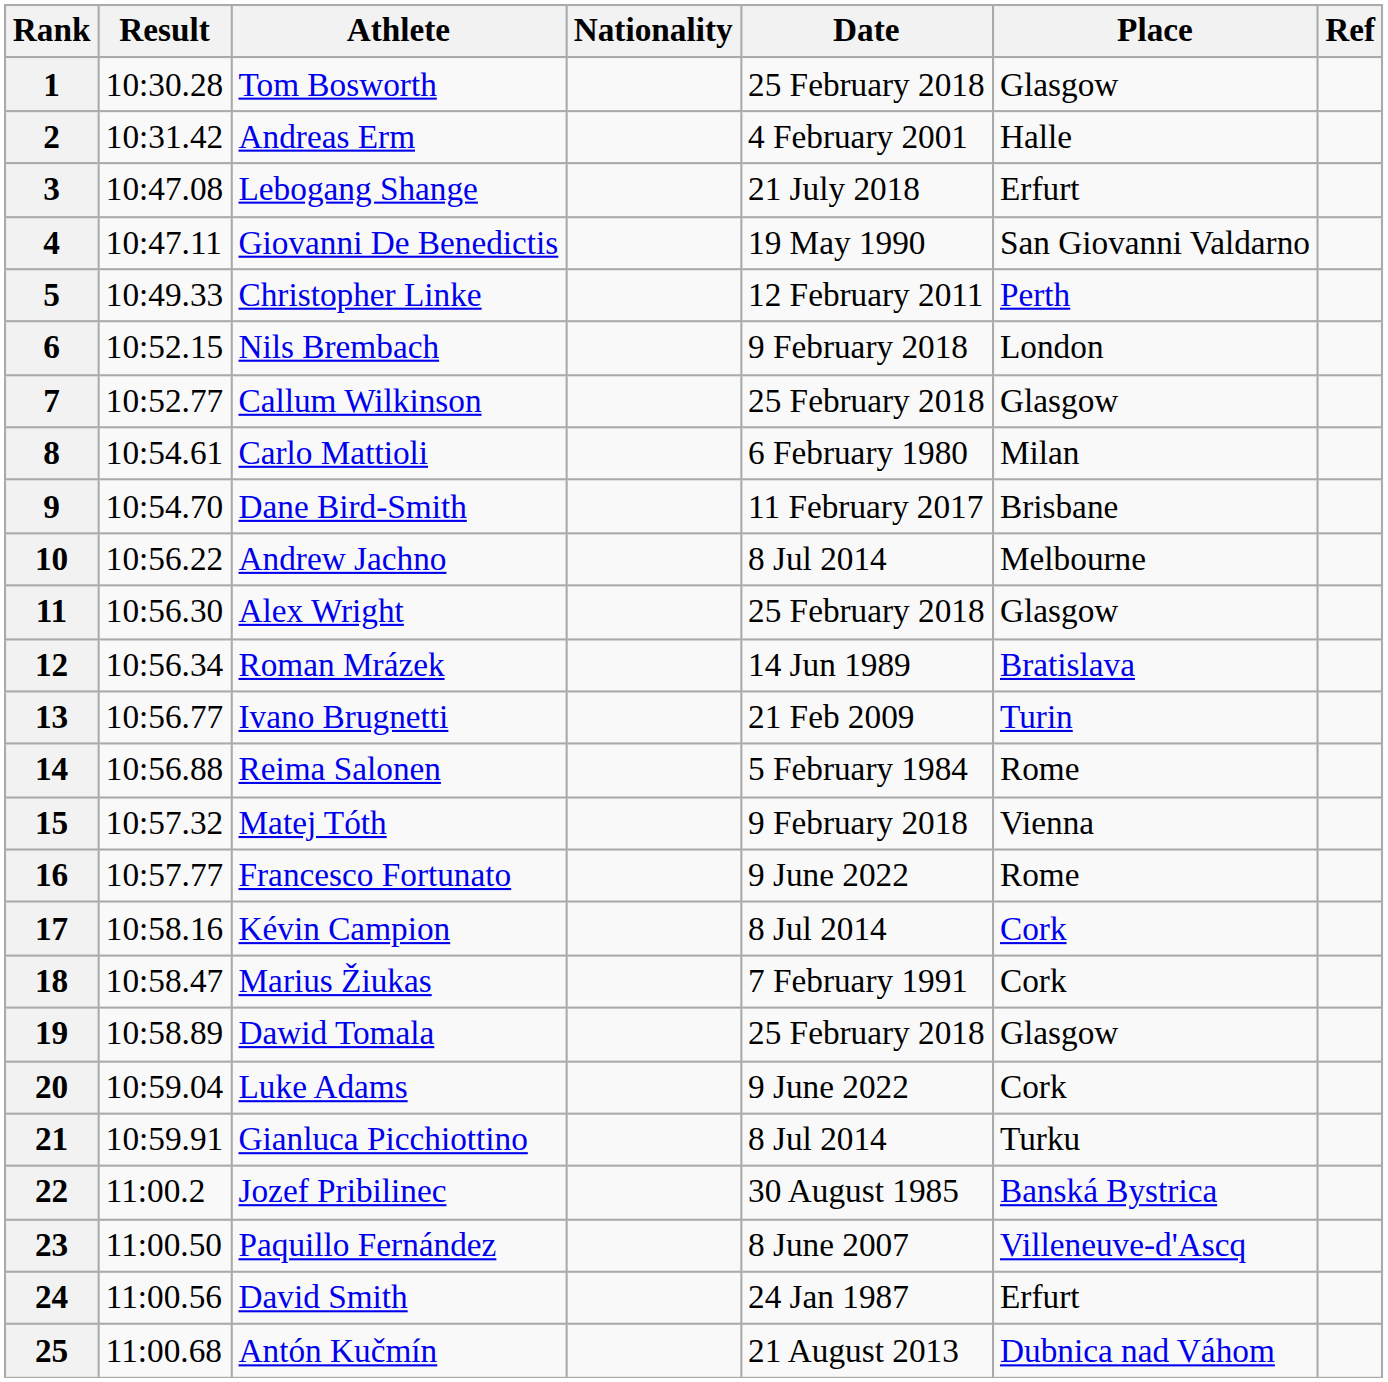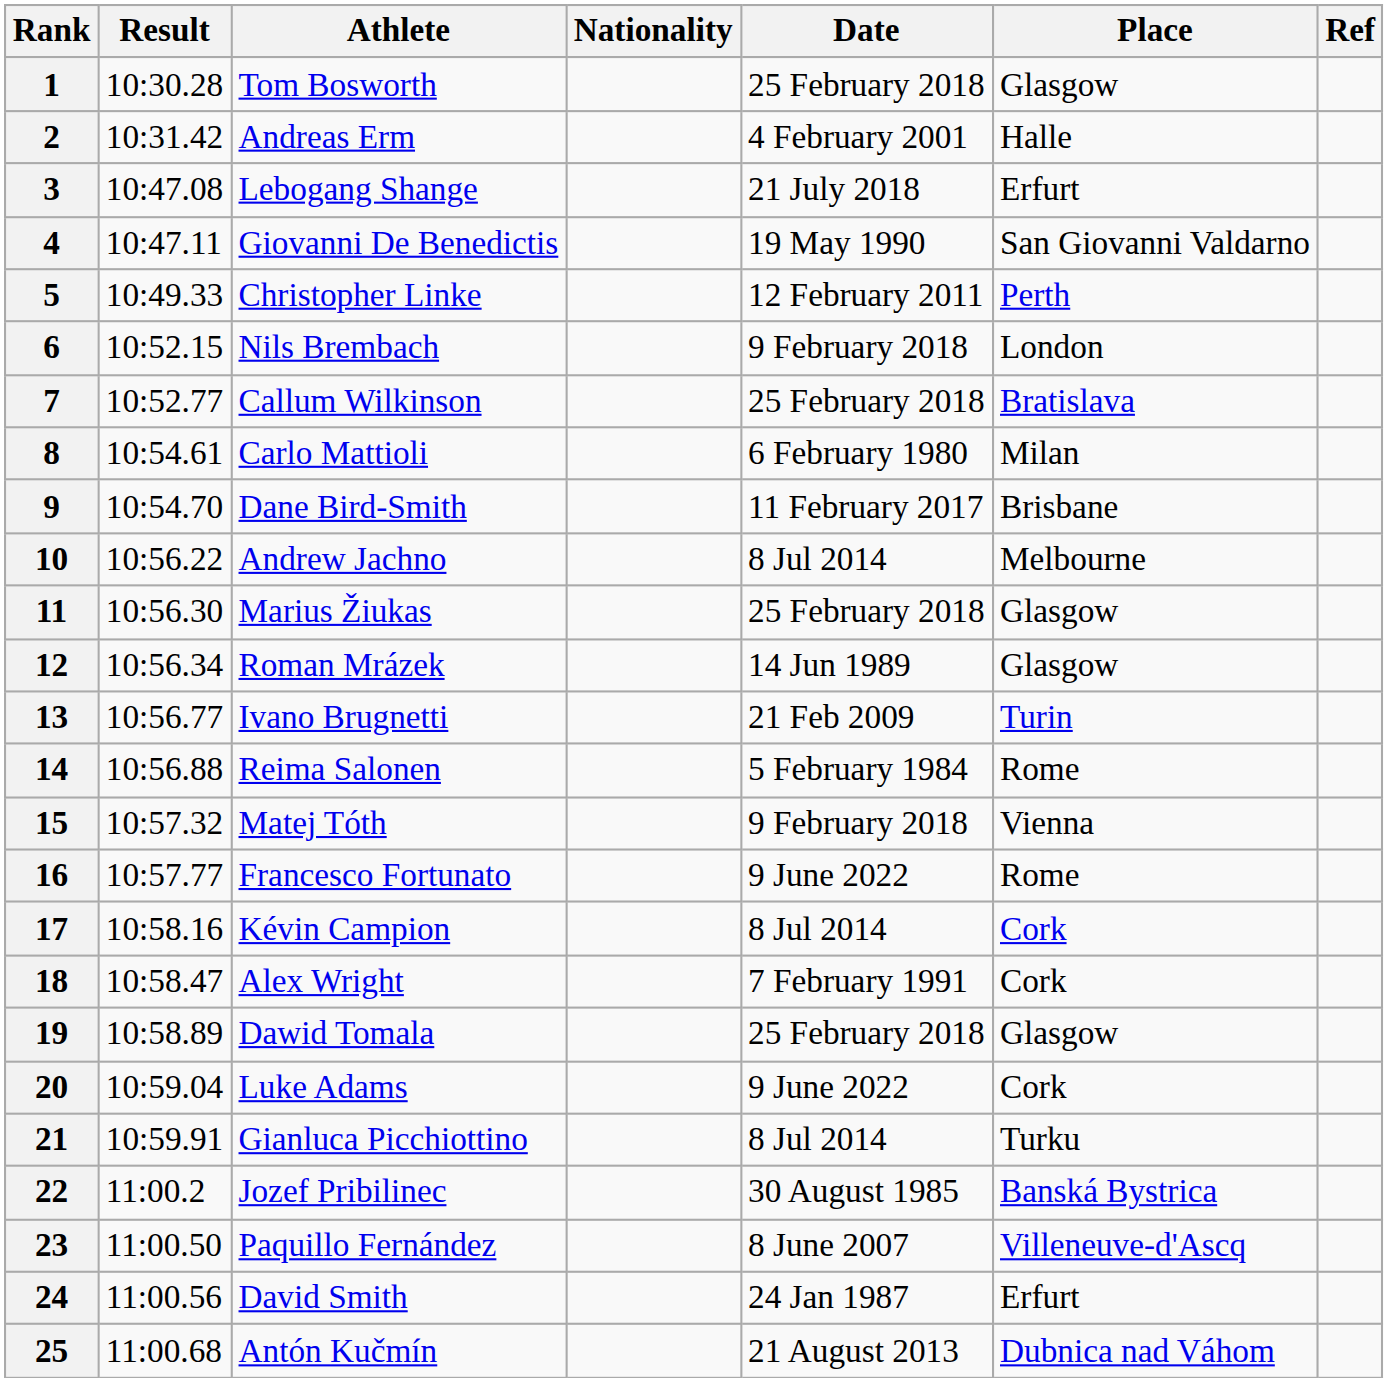(1059, 400) Glasgow -> (1067, 400) Bratislava
(321, 611) Alex Wright -> (335, 611) Marius Žiukas
(1067, 664) Bratislava -> (1059, 664) Glasgow
(335, 980) Marius Žiukas -> (321, 980) Alex Wright
